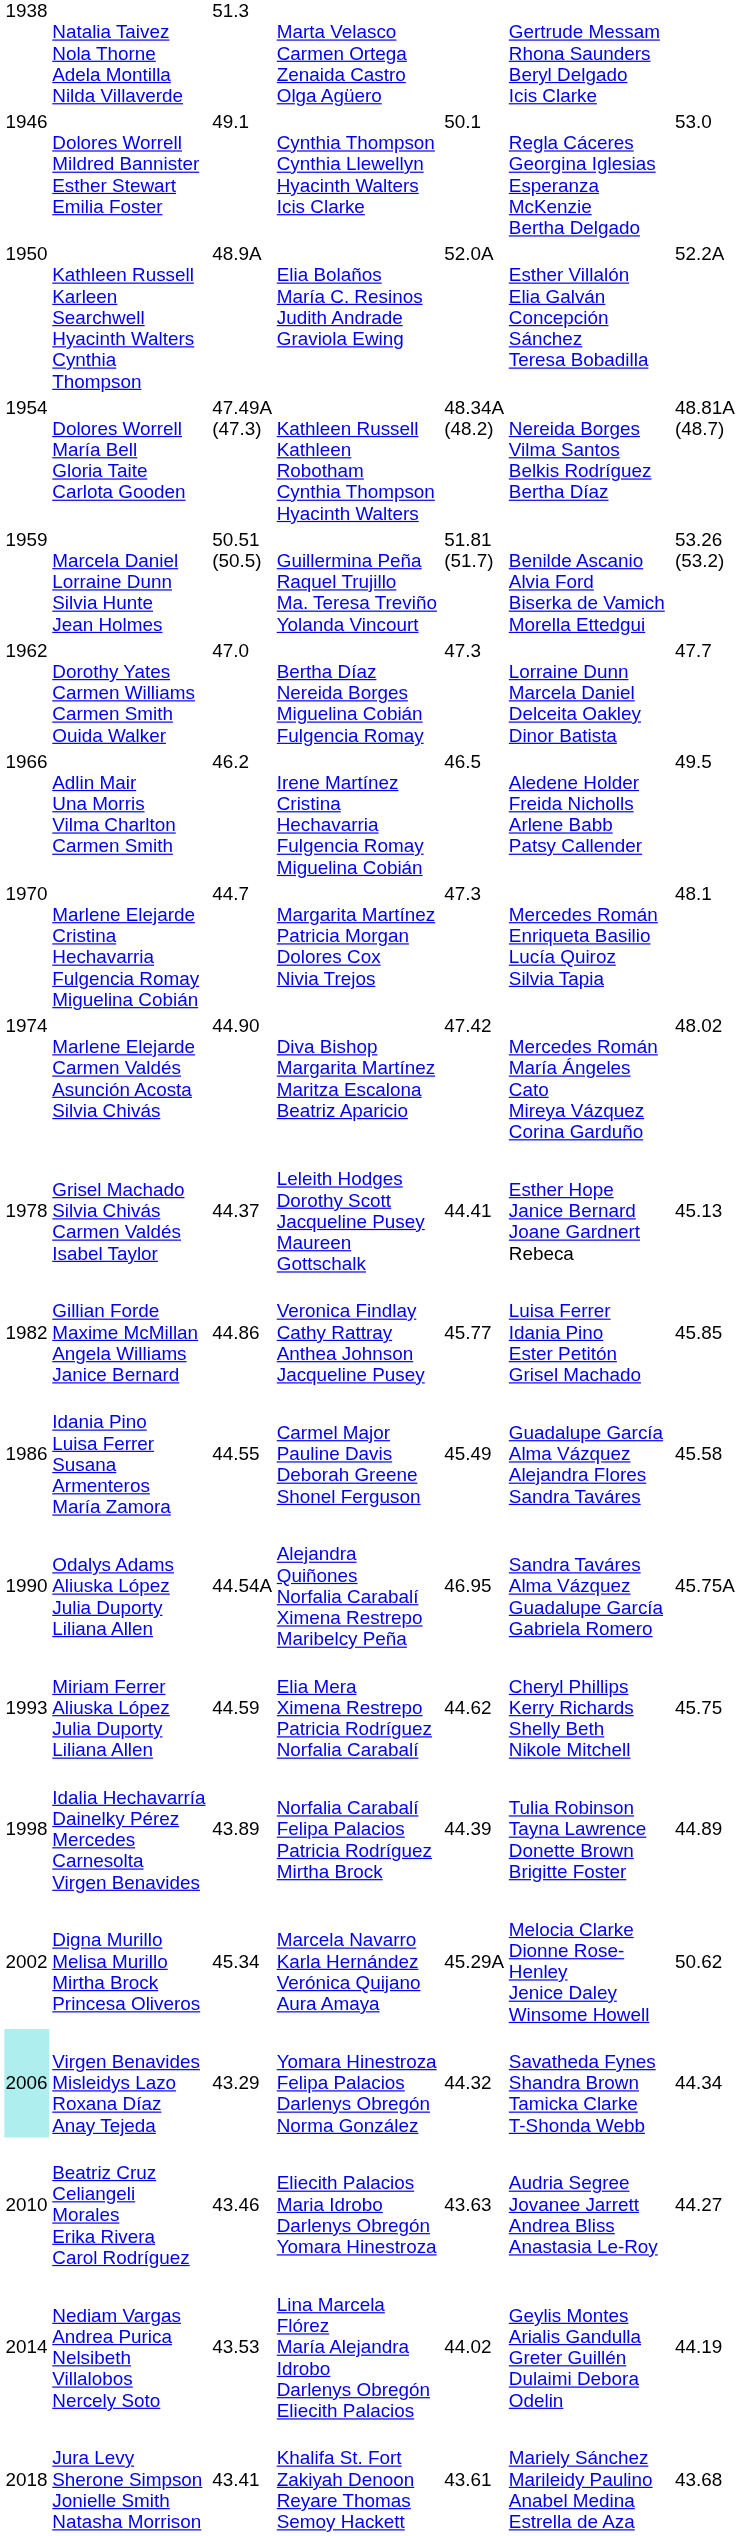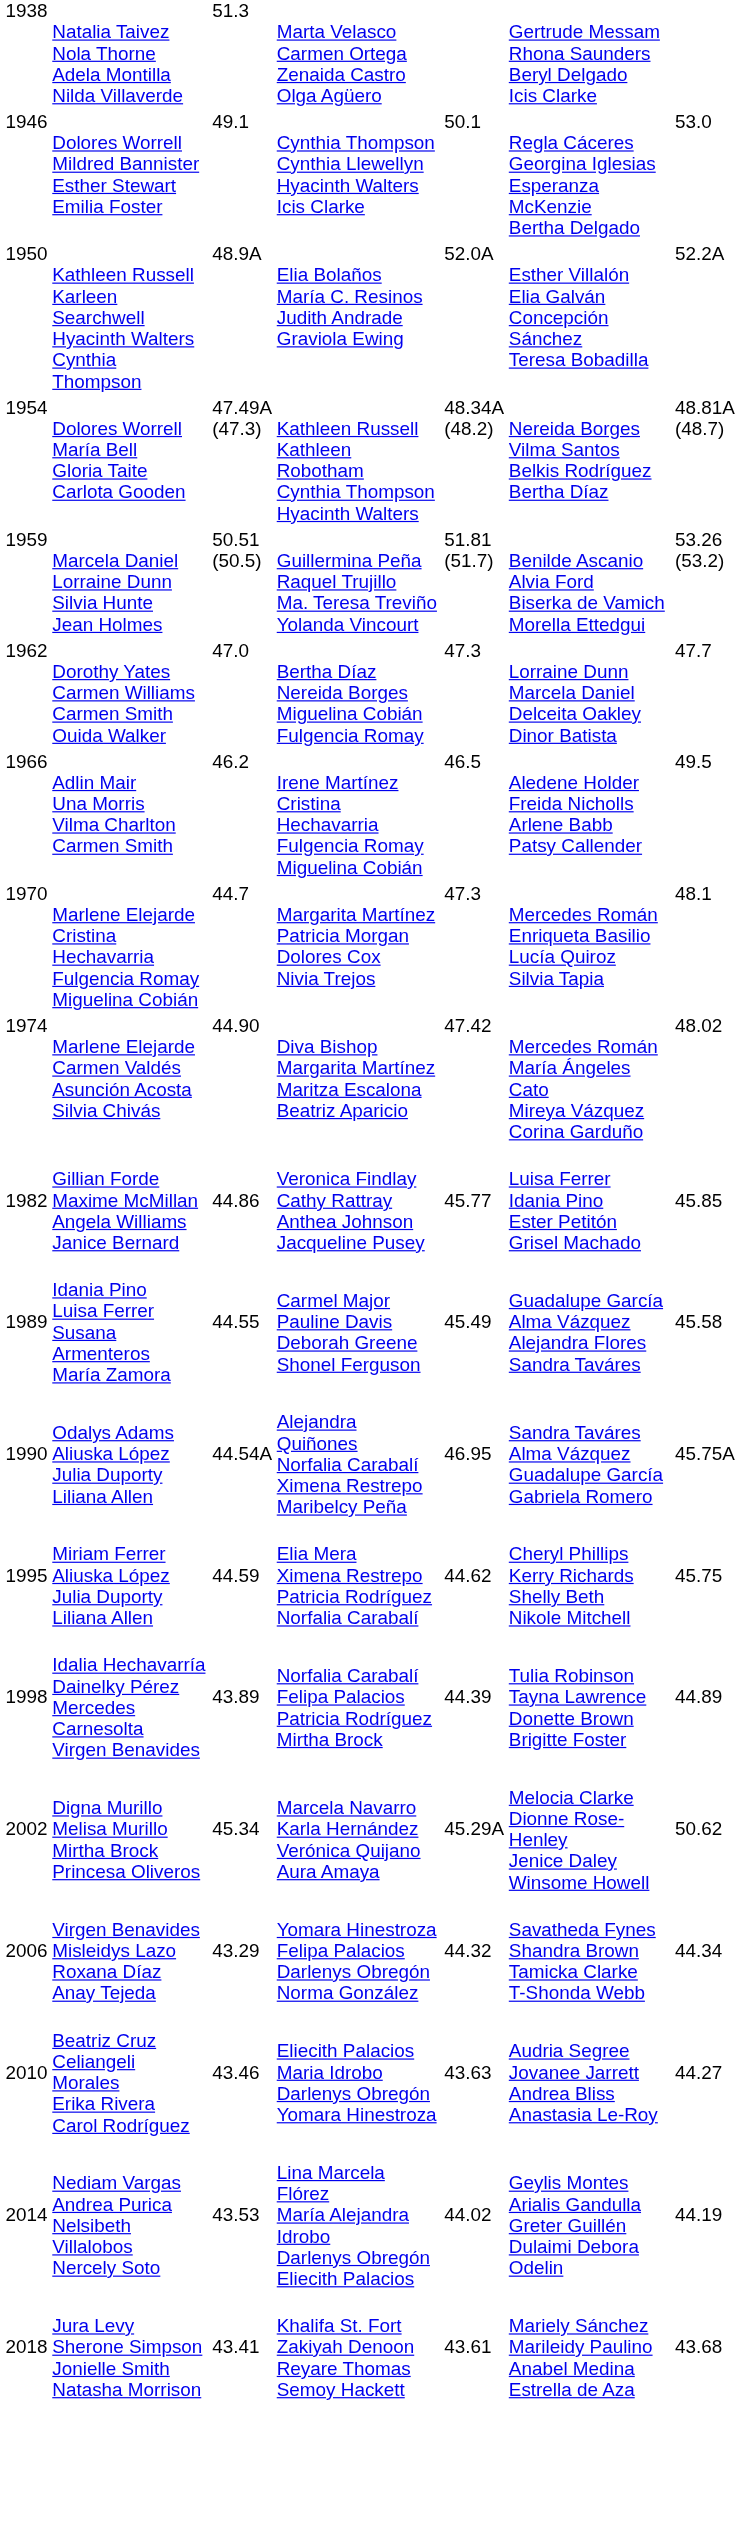- row: (118, 1221)
(27, 1454) 1986 -> (27, 1322) 1989
(27, 1707) 1993 -> (27, 1575) 1995
(27, 2083) paleturquoise background -> (27, 1950) no background
